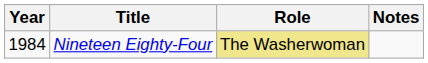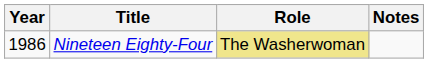(27, 44) 1984 -> (27, 44) 1986
